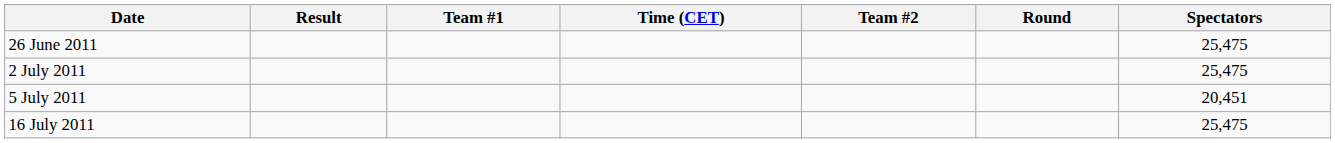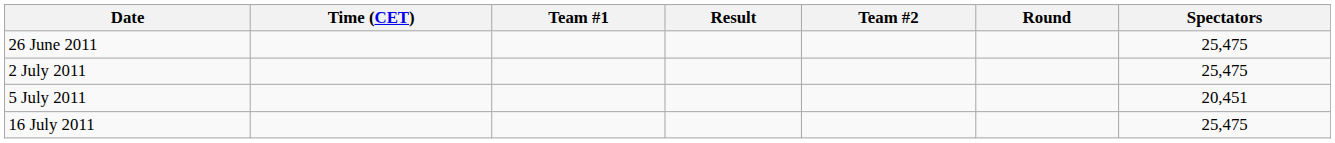columns swapped: (681, 17) <-> (319, 17)
